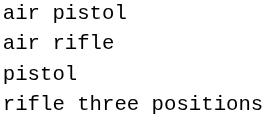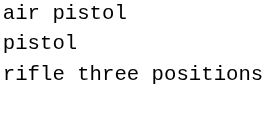- row: (59, 44)
